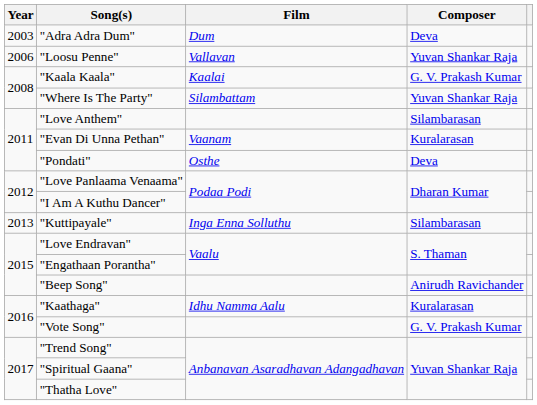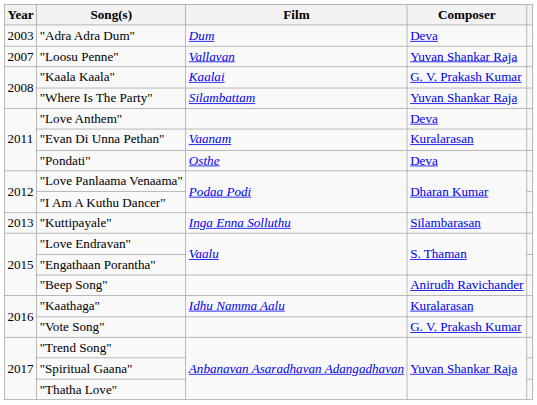(21, 56) 2006 -> (21, 56) 2007
(445, 118) Silambarasan -> (424, 118) Deva
